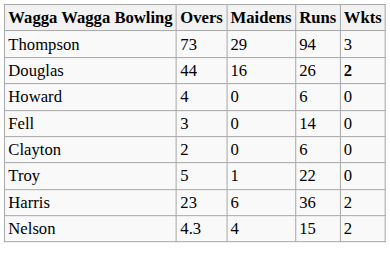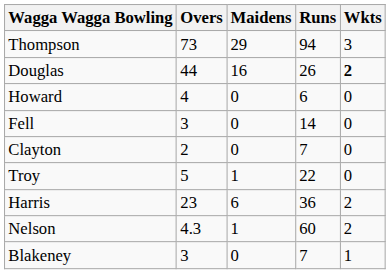(303, 149) 6 -> (303, 149) 7
(235, 228) 4 -> (235, 228) 1
(308, 228) 15 -> (308, 228) 60
+ row: (40, 255)
